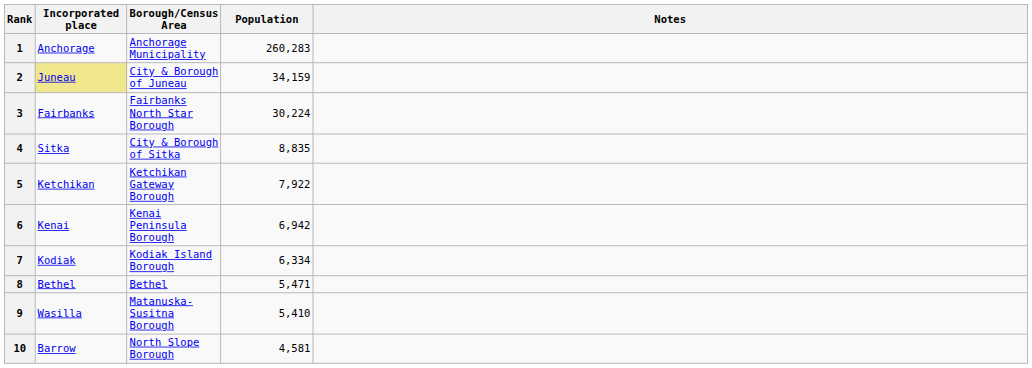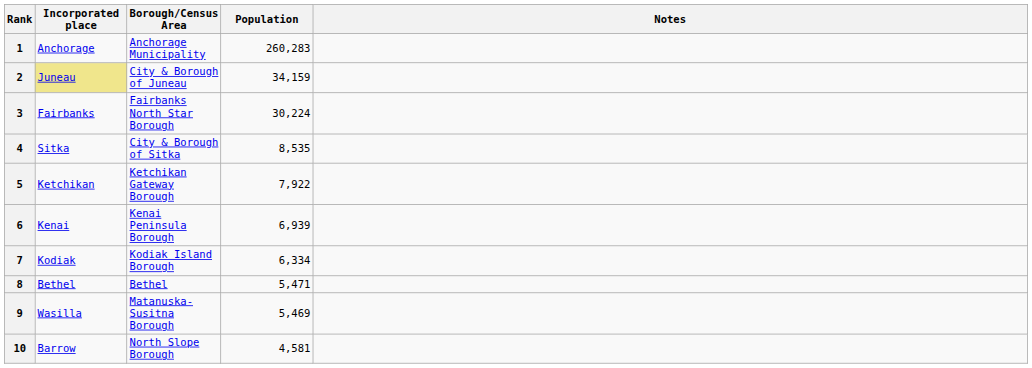(295, 148) 8,835 -> (295, 148) 8,535
(295, 225) 6,942 -> (295, 225) 6,939
(295, 313) 5,410 -> (295, 313) 5,469
